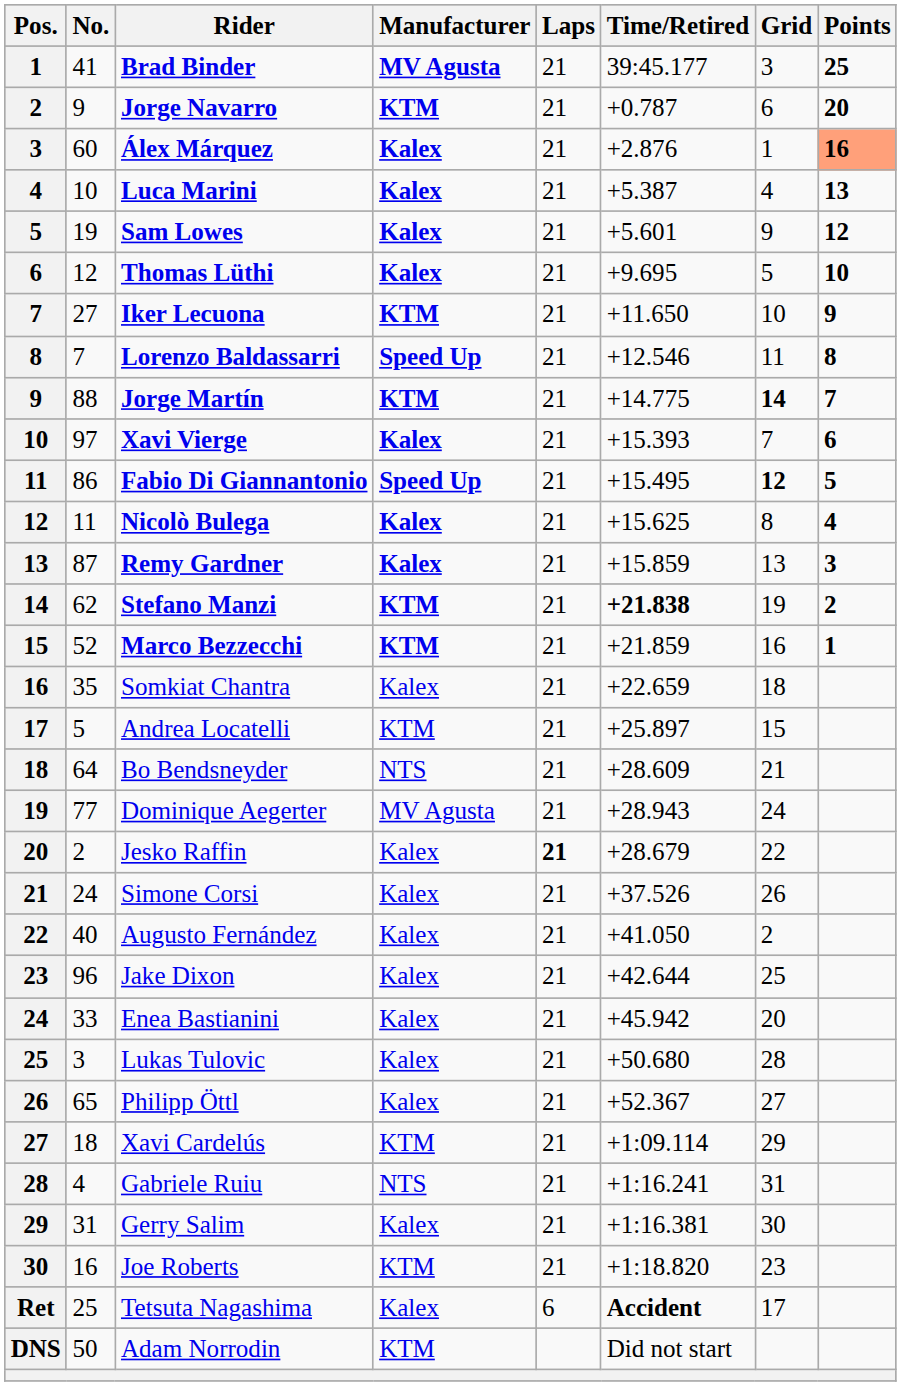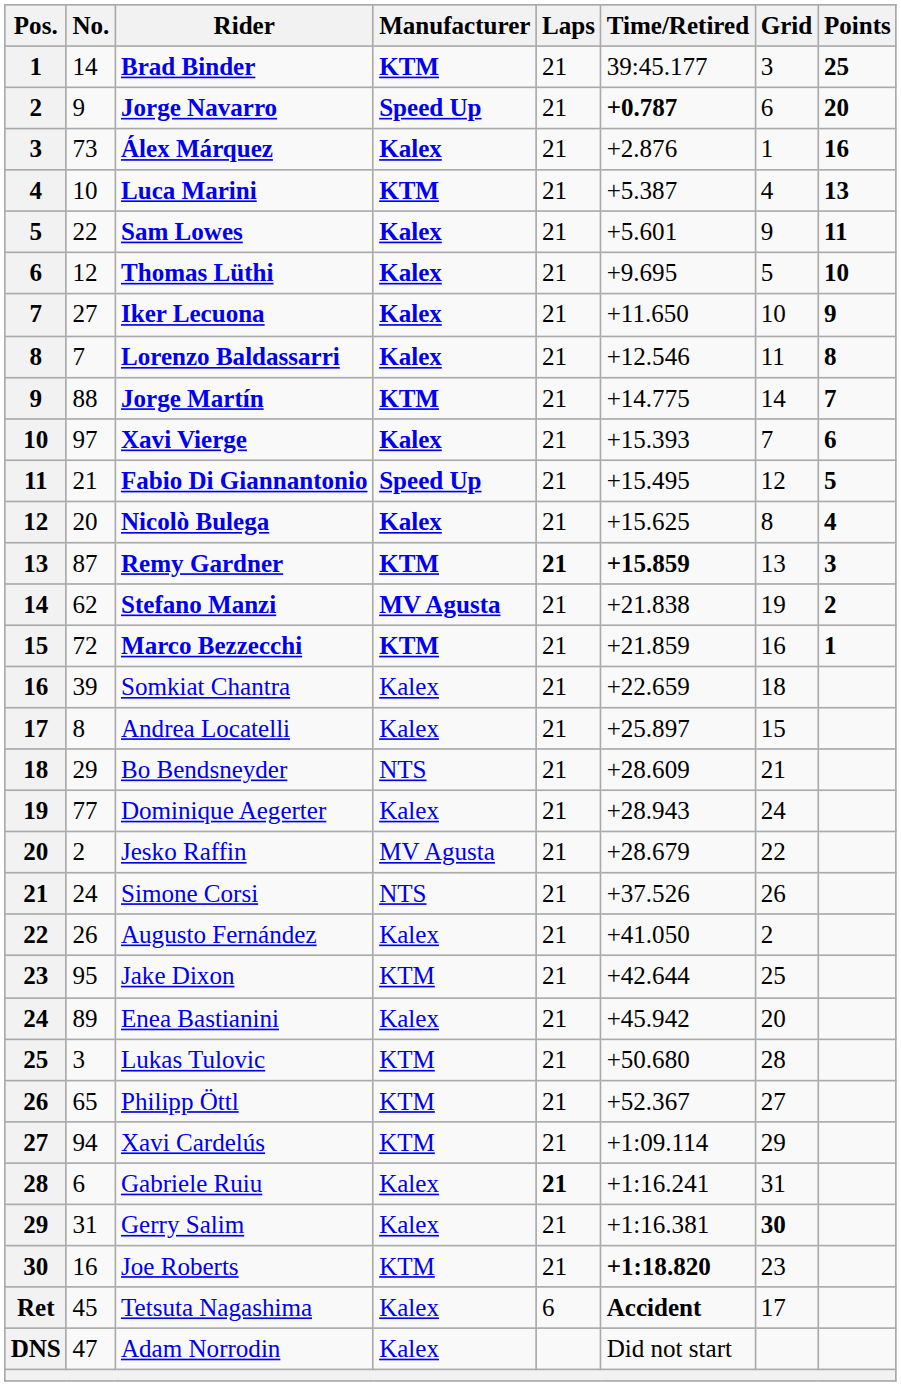(85, 66) 41 -> (85, 66) 14
(440, 66) MV Agusta -> (409, 66) KTM
(409, 108) KTM -> (430, 108) Speed Up
(642, 108) normal -> (642, 108) bold
(85, 149) 60 -> (85, 149) 73
(836, 149) lightsalmon background -> (836, 149) no background
(410, 190) Kalex -> (409, 190) KTM
(85, 232) 19 -> (85, 232) 22
(836, 232) 12 -> (836, 232) 11
(409, 314) KTM -> (410, 314) Kalex
(430, 356) Speed Up -> (410, 356) Kalex
(773, 397) bold -> (773, 397) normal
(85, 480) 86 -> (85, 480) 21
(773, 480) bold -> (773, 480) normal
(85, 521) 11 -> (85, 521) 20
(410, 562) Kalex -> (409, 562) KTM
(555, 562) normal -> (555, 562) bold
(648, 562) normal -> (648, 562) bold
(409, 604) KTM -> (440, 604) MV Agusta
(648, 604) bold -> (648, 604) normal
(85, 645) 52 -> (85, 645) 72
(85, 687) 35 -> (85, 687) 39
(79, 728) 5 -> (79, 728) 8
(407, 728) KTM -> (409, 728) Kalex
(85, 769) 64 -> (85, 769) 29
(437, 811) MV Agusta -> (409, 811) Kalex
(409, 852) Kalex -> (437, 852) MV Agusta
(555, 852) bold -> (555, 852) normal
(409, 893) Kalex -> (403, 893) NTS
(85, 935) 40 -> (85, 935) 26
(85, 976) 96 -> (85, 976) 95
(409, 976) Kalex -> (407, 976) KTM
(85, 1017) 33 -> (85, 1017) 89
(409, 1059) Kalex -> (407, 1059) KTM
(409, 1100) Kalex -> (407, 1100) KTM
(85, 1141) 18 -> (85, 1141) 94
(79, 1183) 4 -> (79, 1183) 6
(403, 1183) NTS -> (409, 1183) Kalex
(555, 1183) normal -> (555, 1183) bold
(773, 1224) normal -> (773, 1224) bold
(658, 1265) normal -> (659, 1265) bold
(85, 1307) 25 -> (85, 1307) 45
(85, 1348) 50 -> (85, 1348) 47
(407, 1348) KTM -> (409, 1348) Kalex
